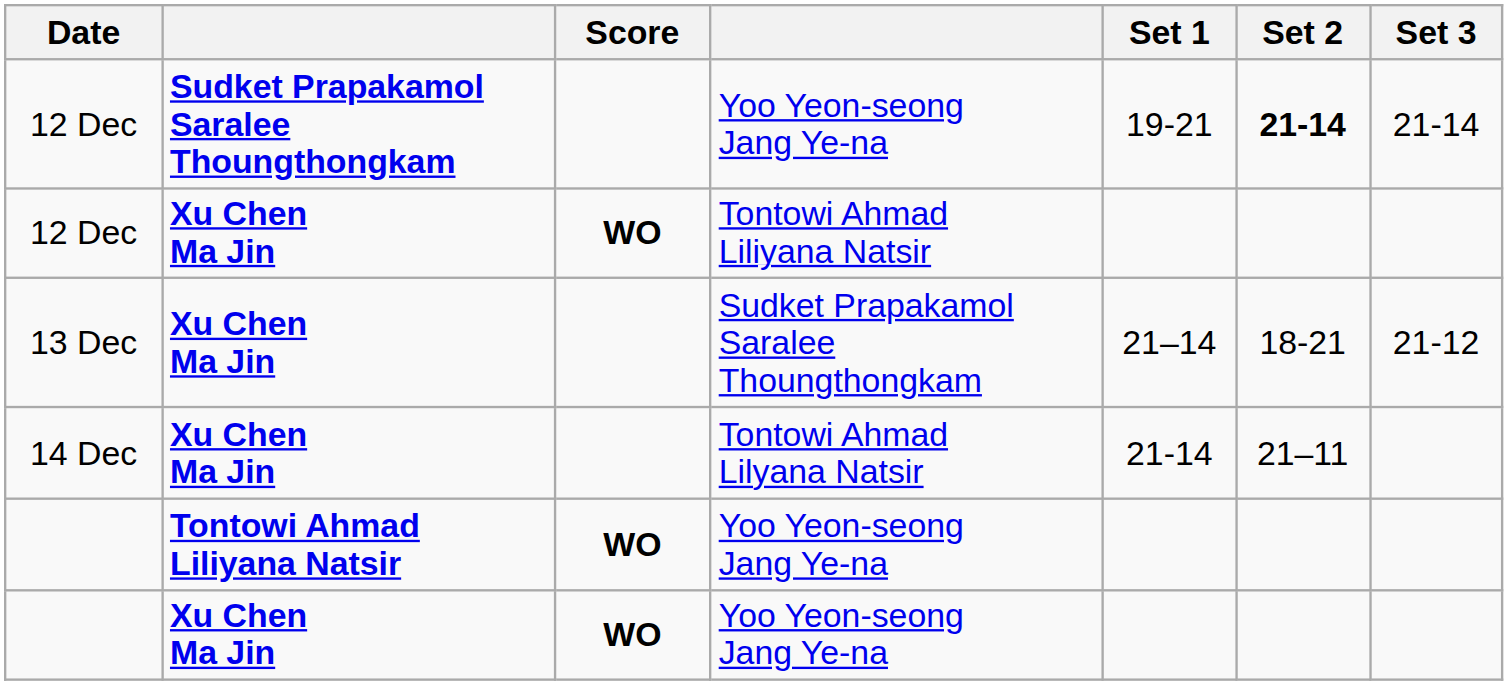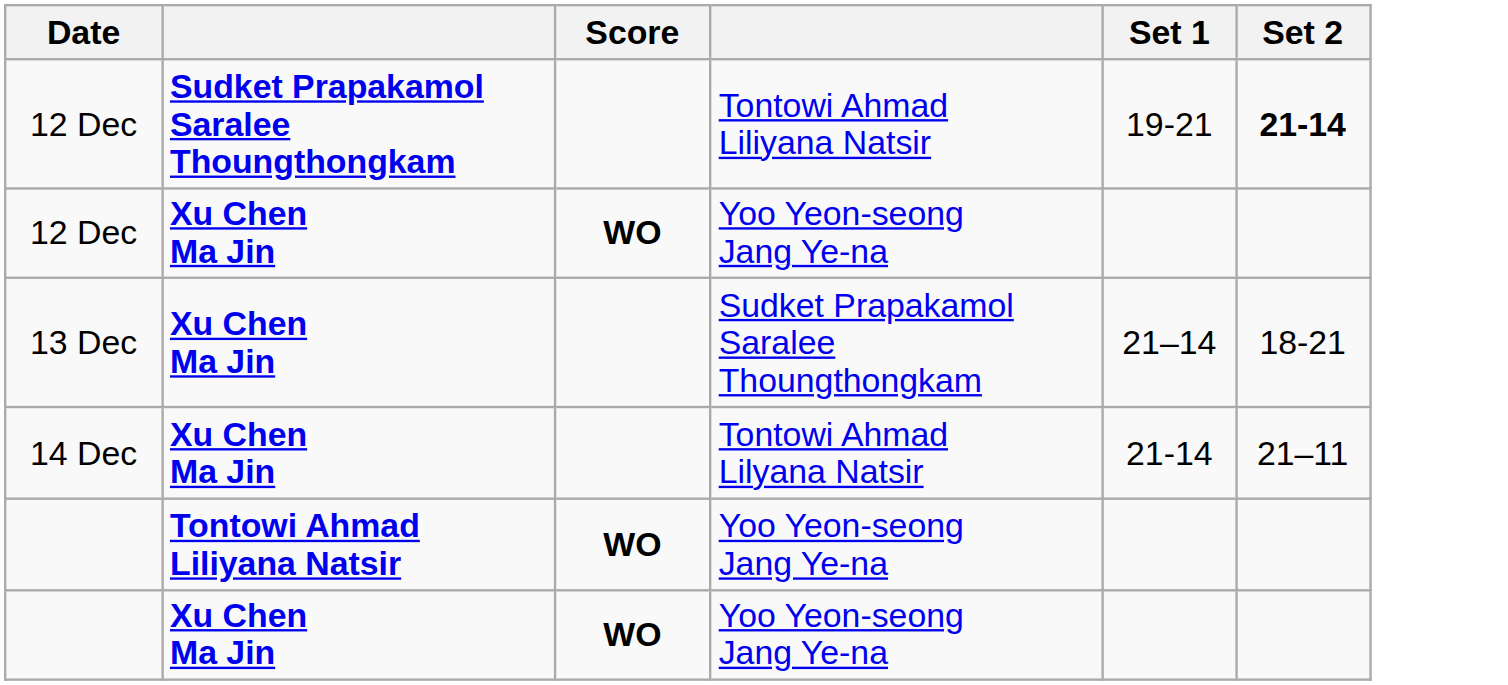- column: (1436, 32)
(841, 123) Yoo Yeon-seong Jang Ye-na -> (833, 123) Tontowi Ahmad Liliyana Natsir
(833, 233) Tontowi Ahmad Liliyana Natsir -> (841, 233) Yoo Yeon-seong Jang Ye-na
